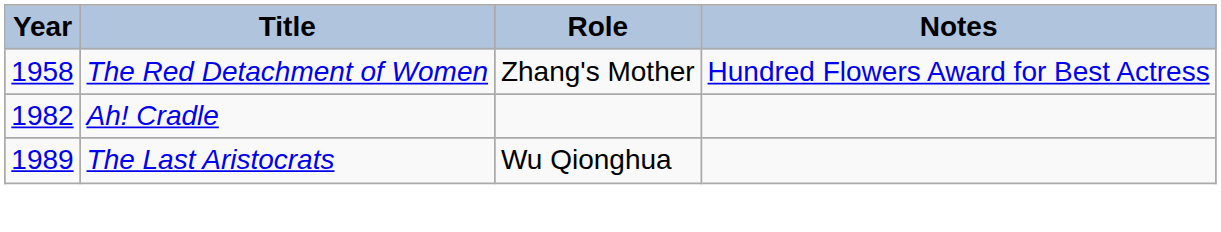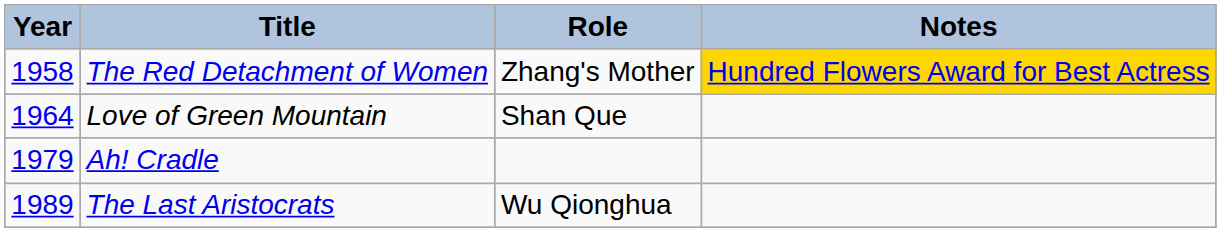(959, 71) no background -> (959, 71) gold background
+ row: (237, 115)
(42, 115) 1982 -> (42, 159) 1979
